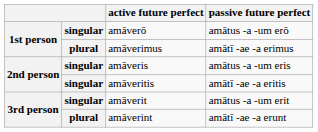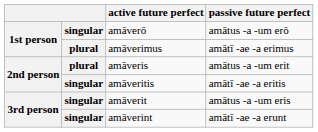(84, 65) singular -> (84, 65) plural
(250, 65) amātus -a -um eris -> (249, 65) amātus -a -um erit
(249, 100) amātus -a -um erit -> (250, 100) amātus -a -um eris
(84, 118) plural -> (84, 118) singular
